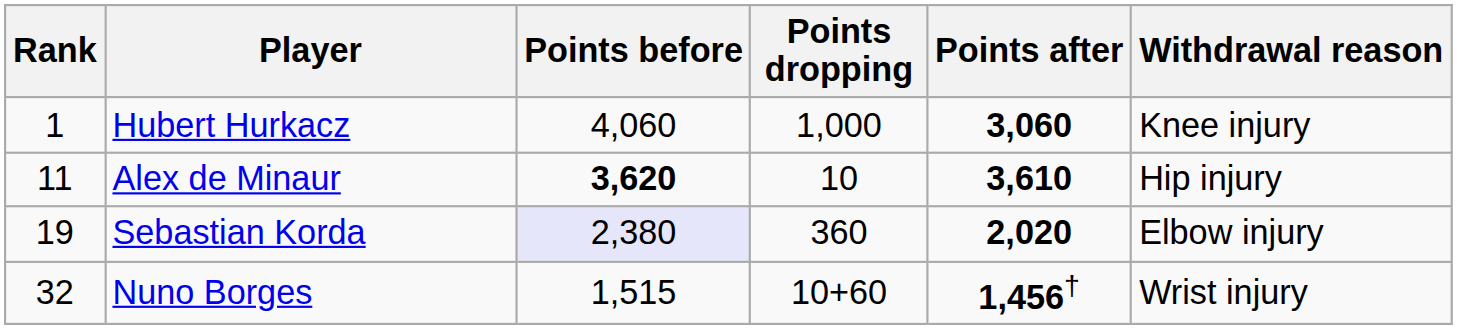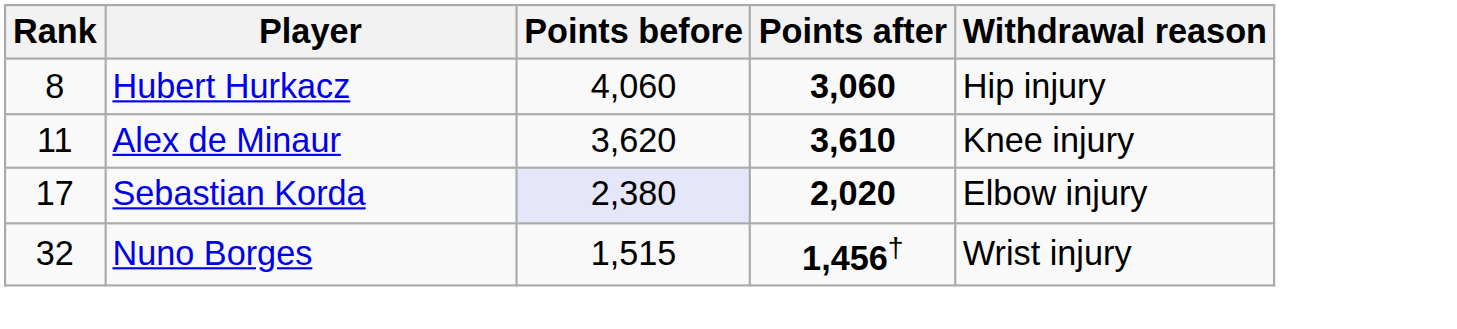- column: (839, 50)
(55, 124) 1 -> (55, 85) 8
(1225, 124) Knee injury -> (1034, 85) Hip injury
(634, 178) bold -> (634, 140) normal
(1210, 178) Hip injury -> (1049, 140) Knee injury
(55, 233) 19 -> (55, 194) 17
